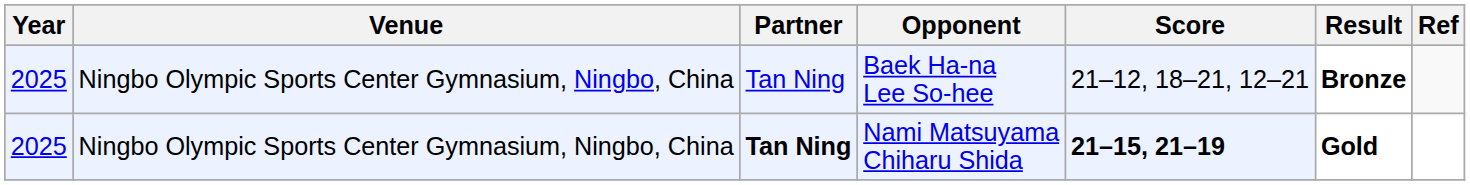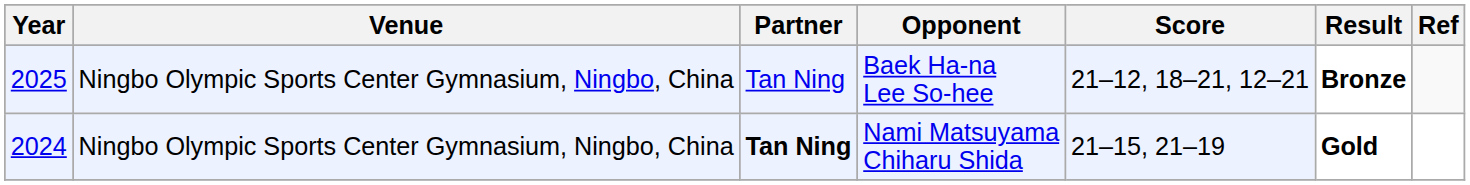(39, 147) 2025 -> (39, 147) 2024
(1148, 147) bold -> (1148, 147) normal
